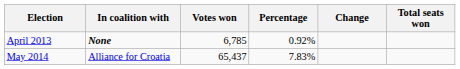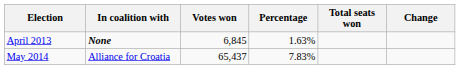columns swapped: (421, 18) <-> (352, 18)
(235, 40) 6,785 -> (235, 40) 6,845
(302, 40) 0.92% -> (302, 40) 1.63%
